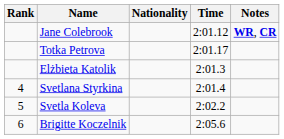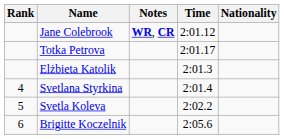columns swapped: (160, 13) <-> (255, 13)
